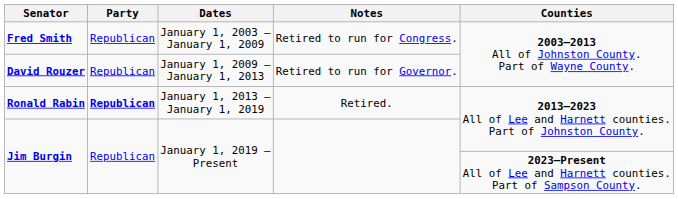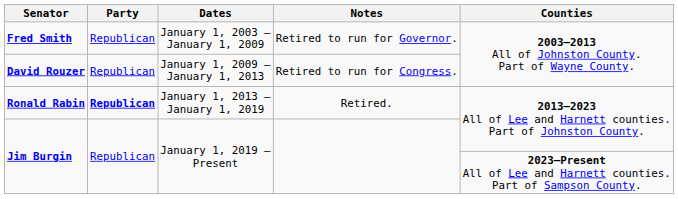(367, 38) Retired to run for Congress. -> (367, 38) Retired to run for Governor.
(367, 71) Retired to run for Governor. -> (367, 71) Retired to run for Congress.
